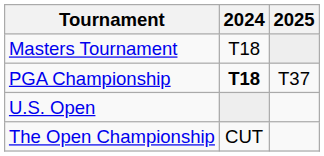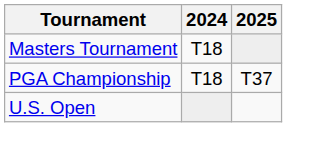(244, 78) bold -> (207, 78) normal
- row: (112, 137)
